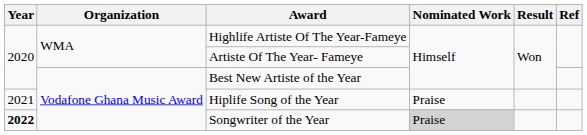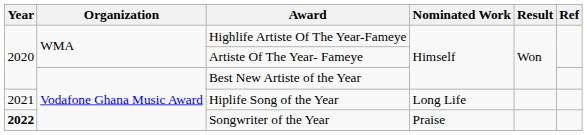(429, 99) Praise -> (439, 99) Long Life
(429, 120) lightgrey background -> (429, 120) no background
